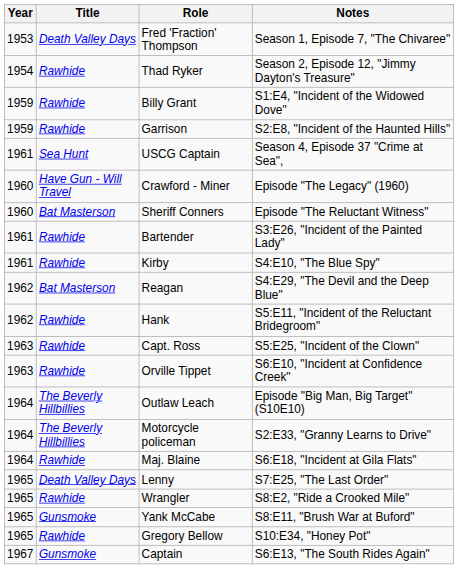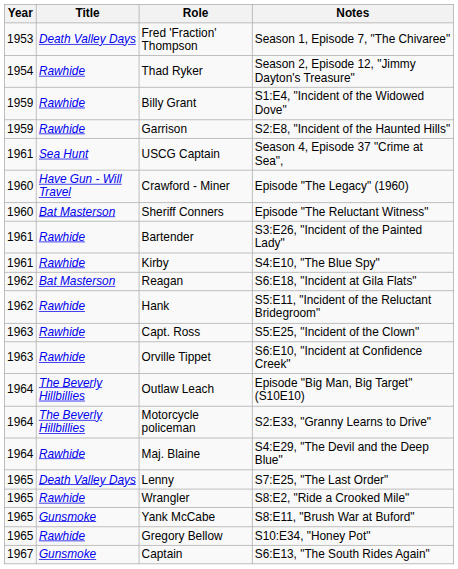(342, 288) S4:E29, "The Devil and the Deep Blue" -> (336, 281) S6:E18, "Incident at Gila Flats"
(336, 460) S6:E18, "Incident at Gila Flats" -> (342, 454) S4:E29, "The Devil and the Deep Blue"
